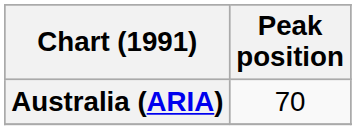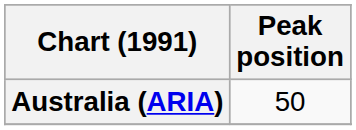(290, 101) 70 -> (290, 101) 50
